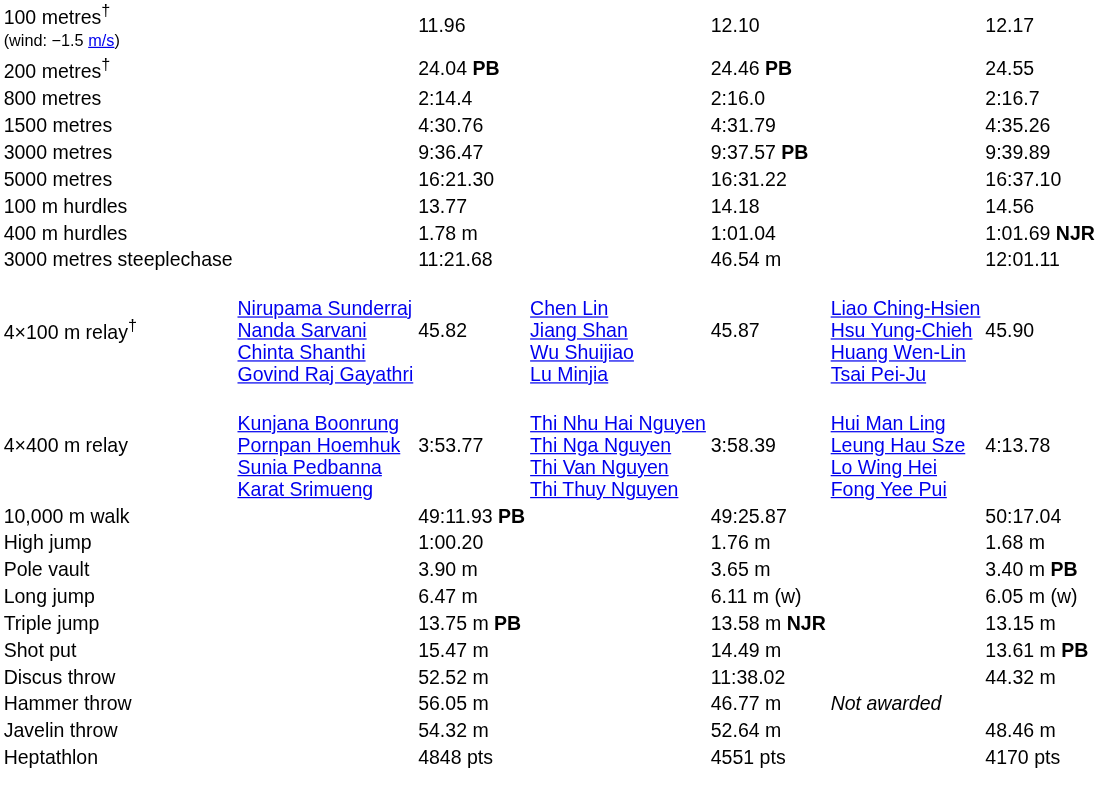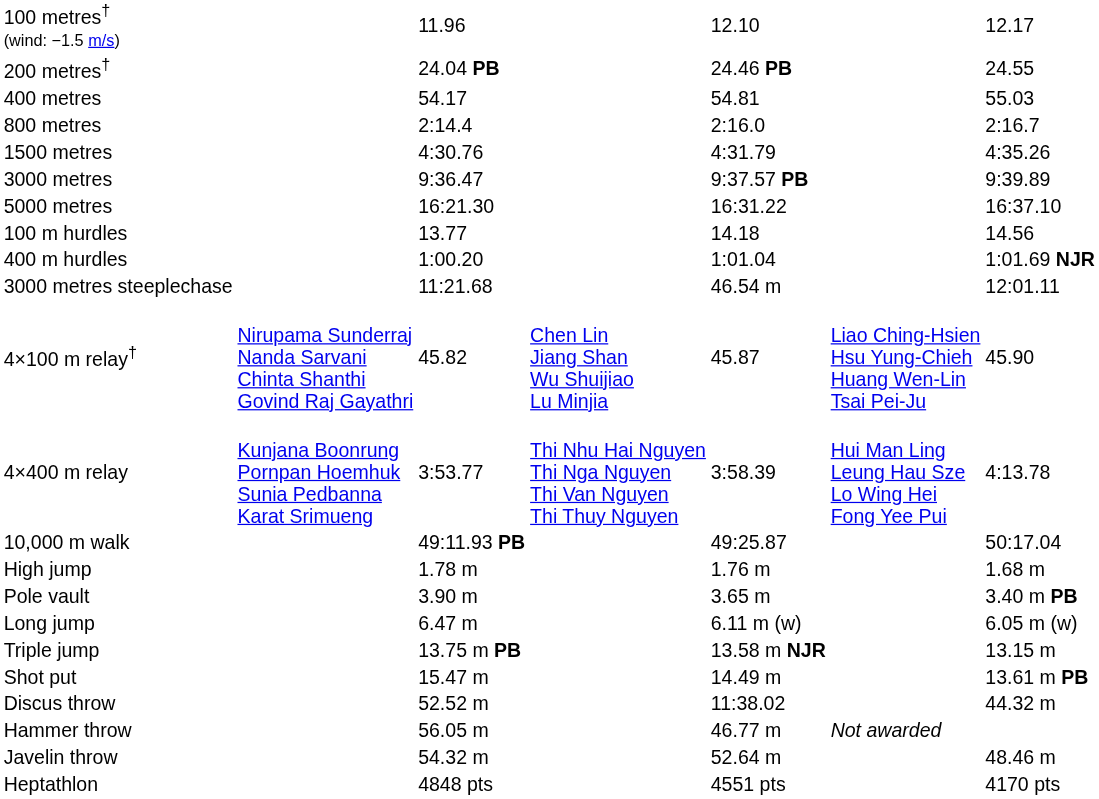+ row: (52, 98)
(448, 232) 1.78 m -> (451, 259) 1:00.20
(451, 542) 1:00.20 -> (448, 569) 1.78 m
